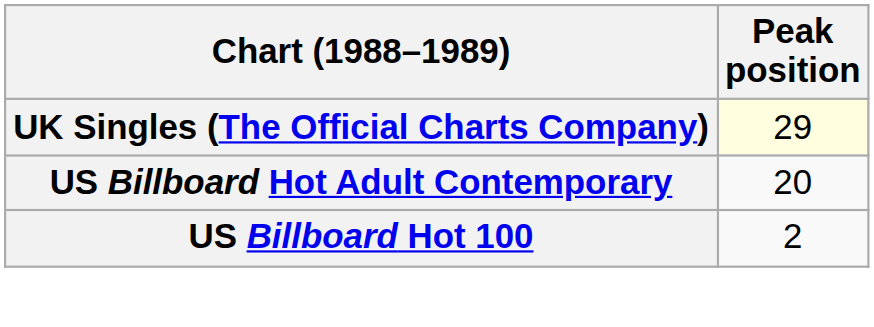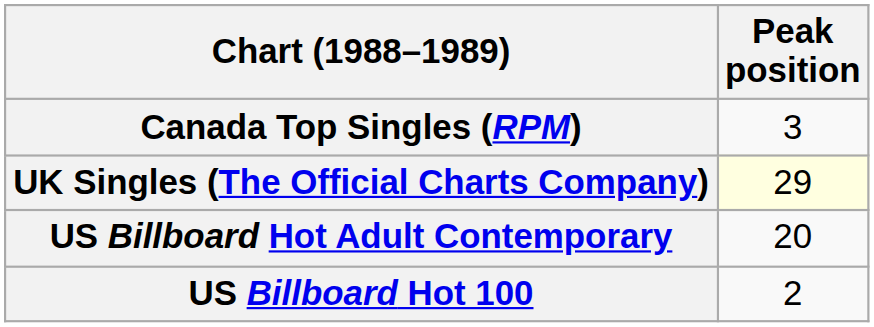+ row: (361, 126)
